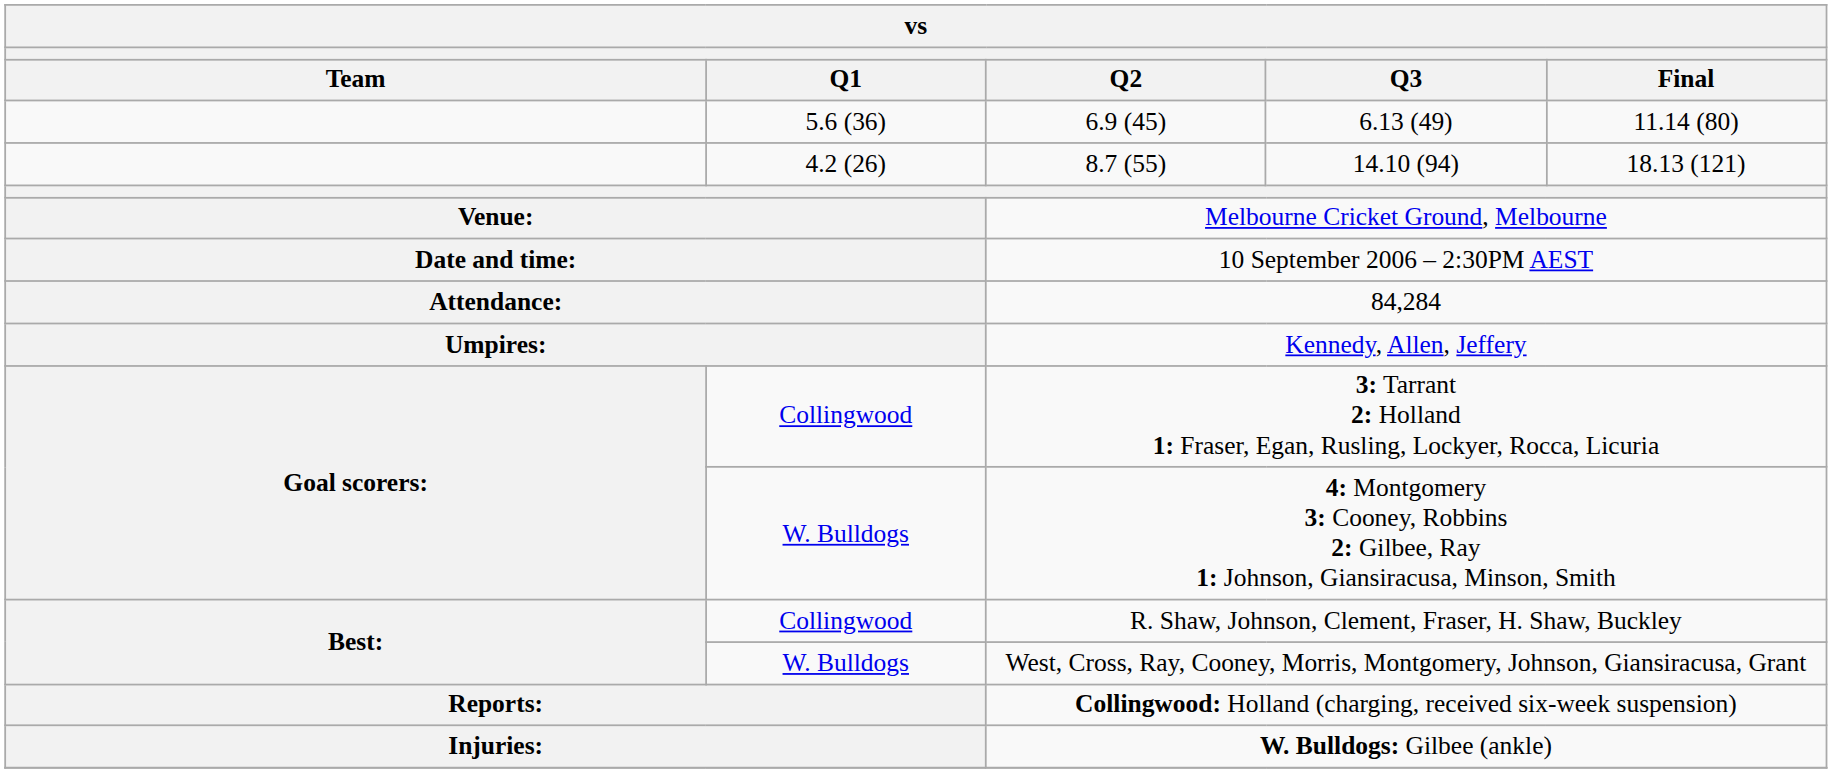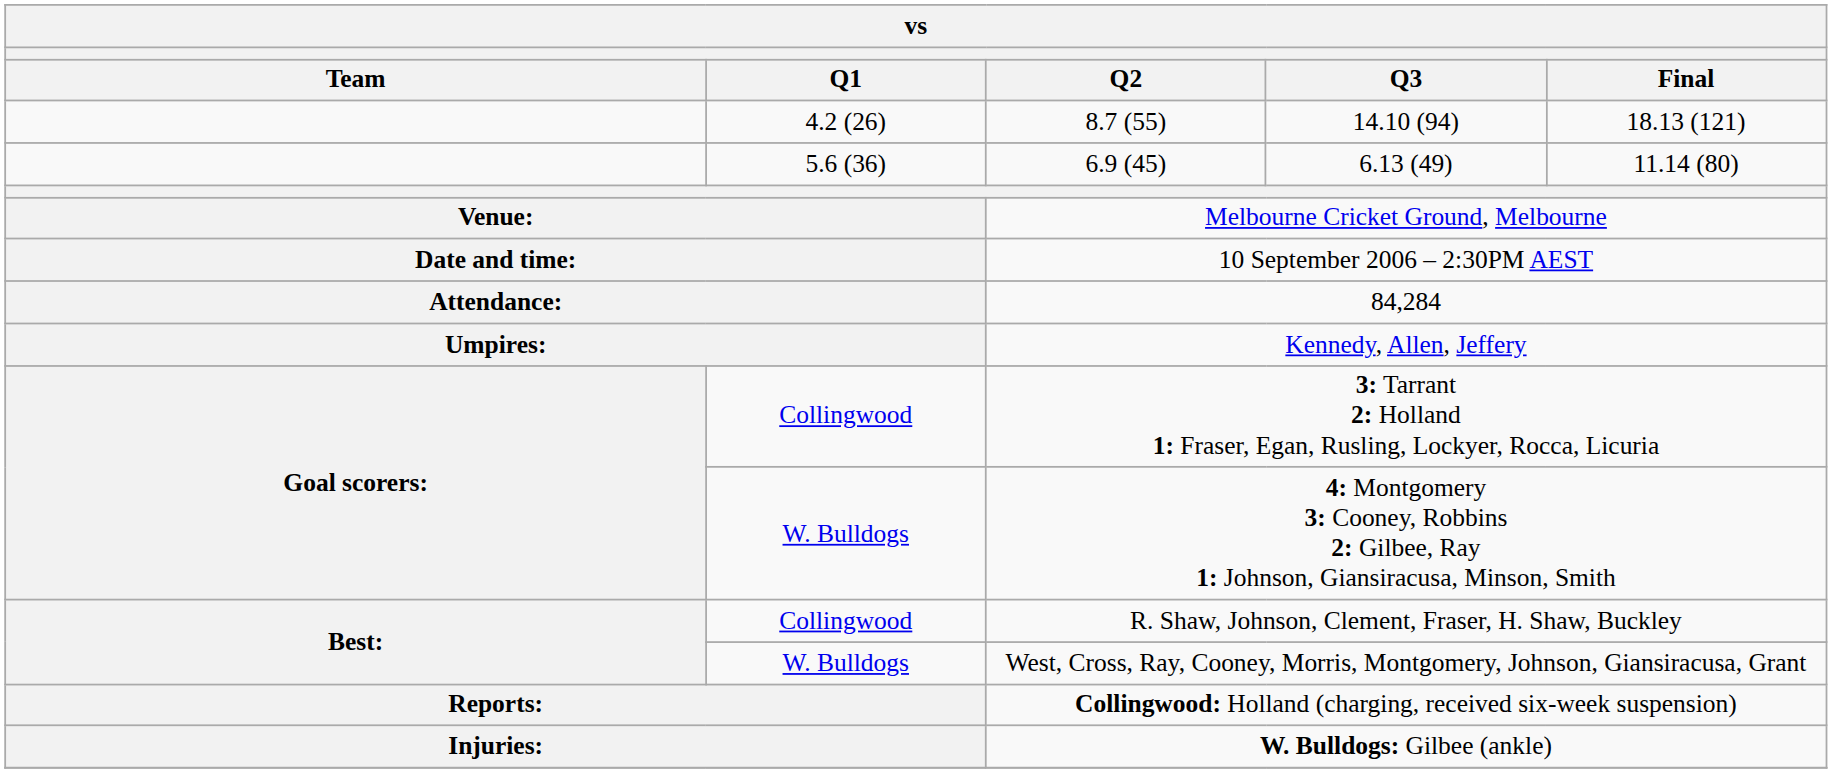rows swapped: (1126, 121) <-> (1126, 163)
